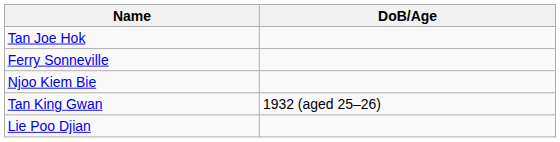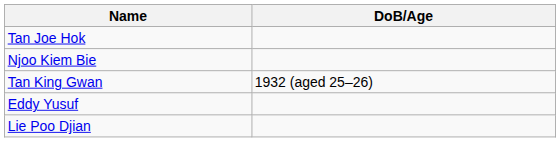- row: (58, 60)
+ row: (43, 104)
